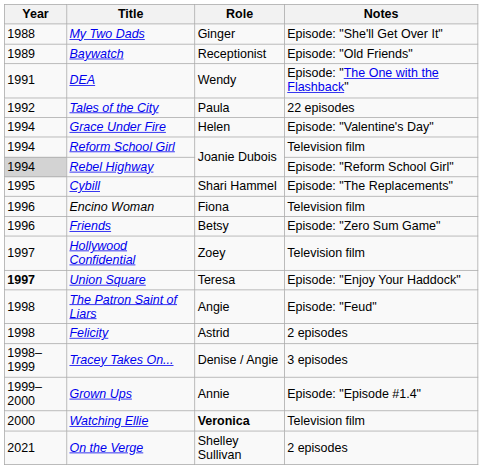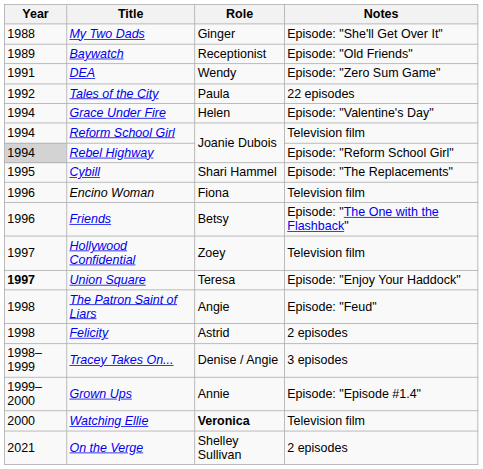(363, 80) Episode: "The One with the Flashback" -> (364, 73) Episode: "Zero Sum Game"
(364, 226) Episode: "Zero Sum Game" -> (363, 219) Episode: "The One with the Flashback"
